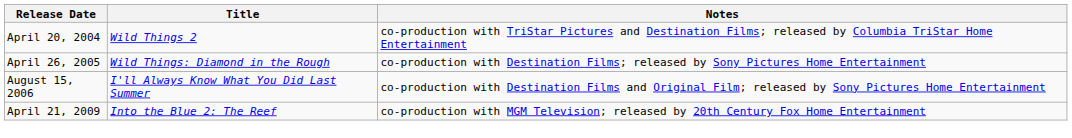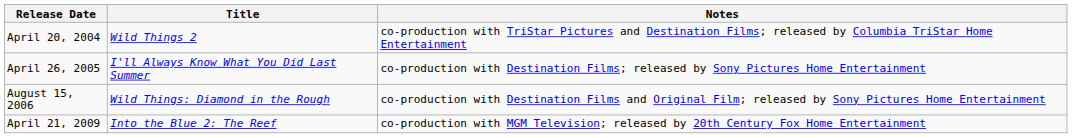(220, 62) Wild Things: Diamond in the Rough -> (223, 69) I'll Always Know What You Did Last Summer
(223, 87) I'll Always Know What You Did Last Summer -> (220, 99) Wild Things: Diamond in the Rough
